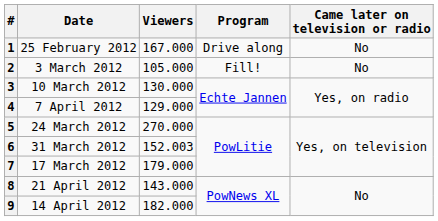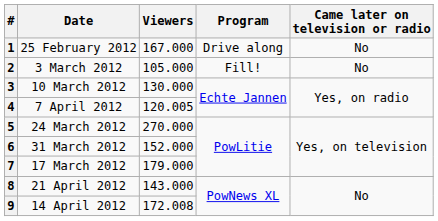(168, 107) 129.000 -> (168, 107) 120.005
(168, 146) 152.003 -> (168, 146) 152.000
(168, 206) 182.000 -> (168, 206) 172.008
